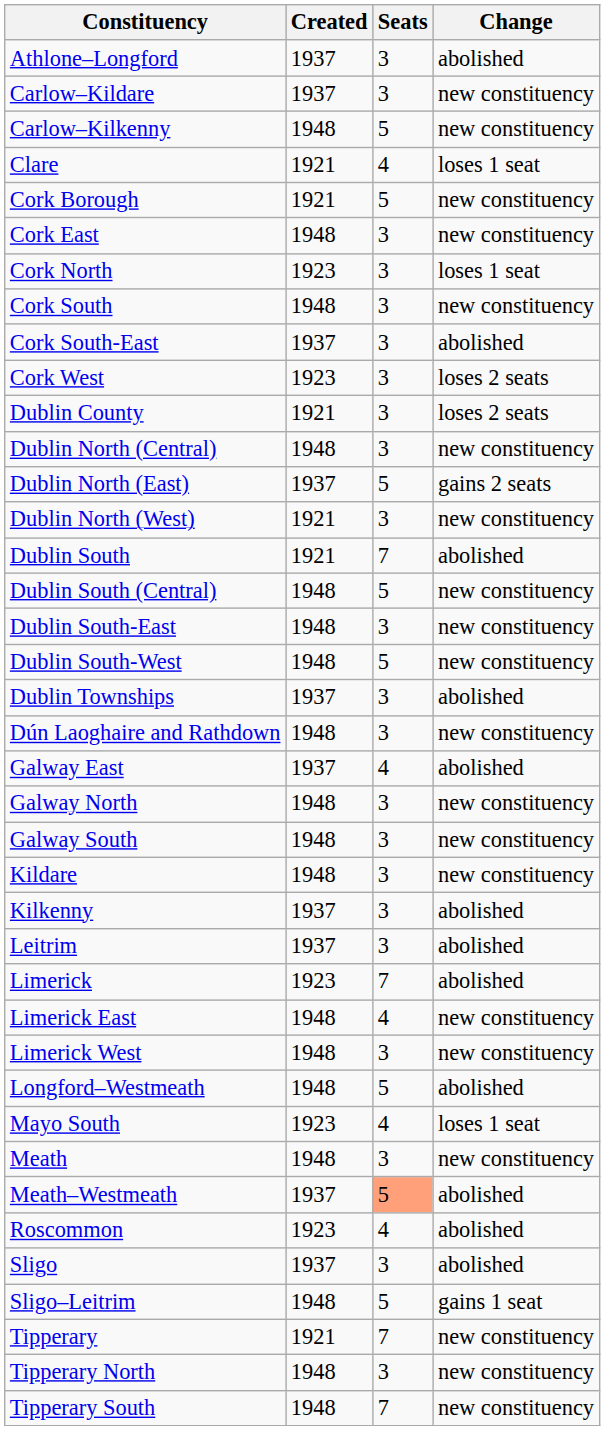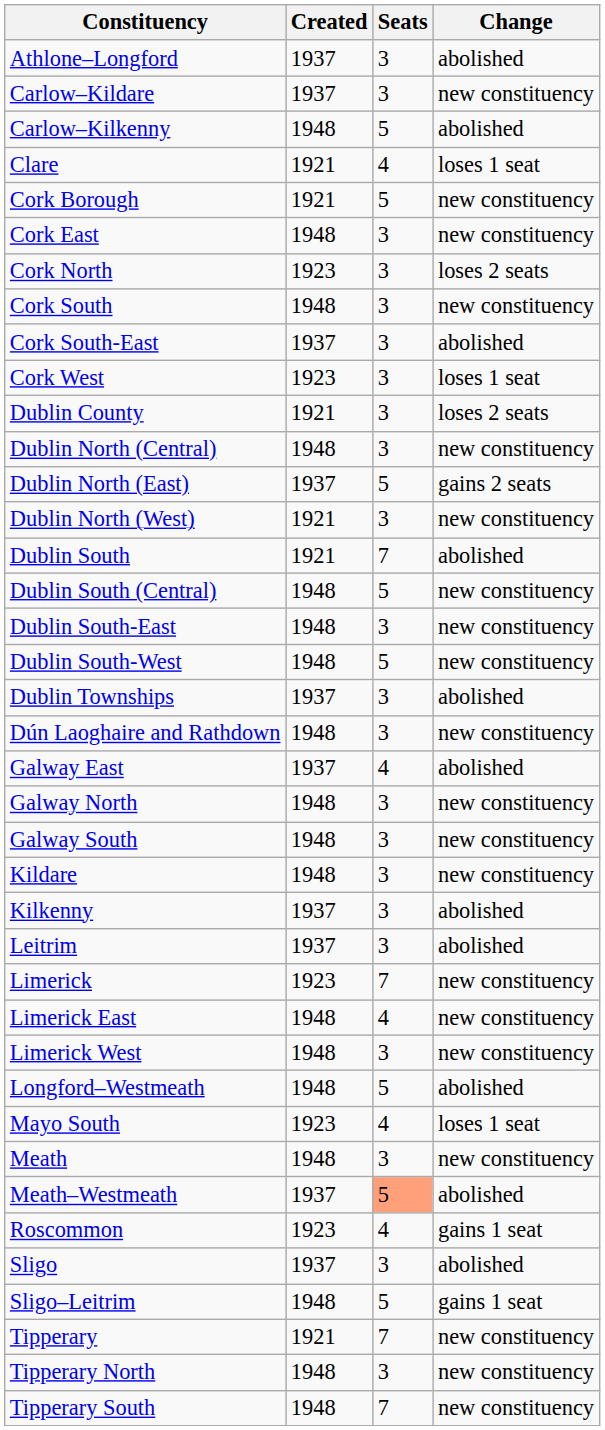(516, 128) new constituency -> (481, 128) abolished
(489, 270) loses 1 seat -> (493, 270) loses 2 seats
(493, 377) loses 2 seats -> (489, 377) loses 1 seat
(481, 981) abolished -> (516, 981) new constituency
(481, 1230) abolished -> (490, 1230) gains 1 seat
